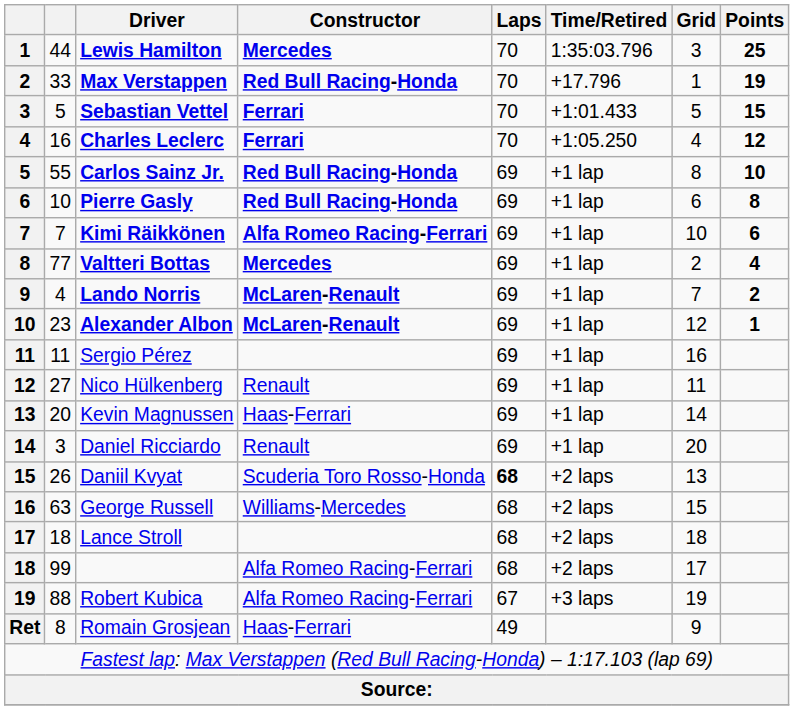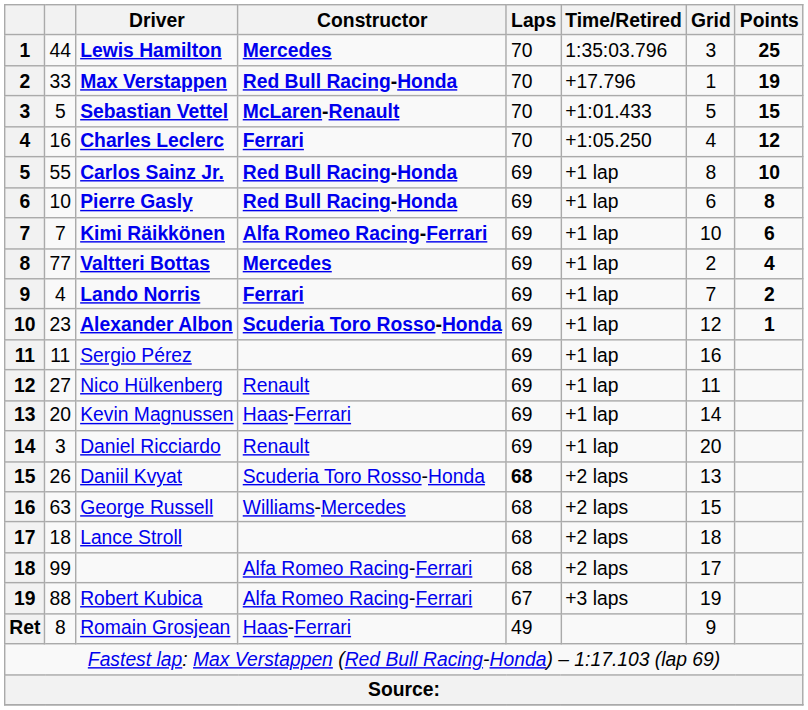(273, 111) Ferrari -> (321, 111) McLaren-Renault
(321, 293) McLaren-Renault -> (273, 293) Ferrari
(321, 324) McLaren-Renault -> (372, 324) Scuderia Toro Rosso-Honda
